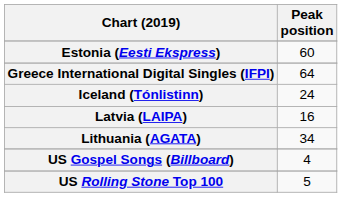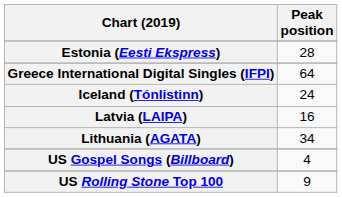(307, 52) 60 -> (307, 52) 28
(307, 181) 5 -> (307, 181) 9
